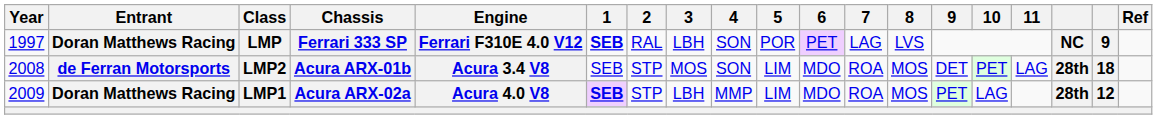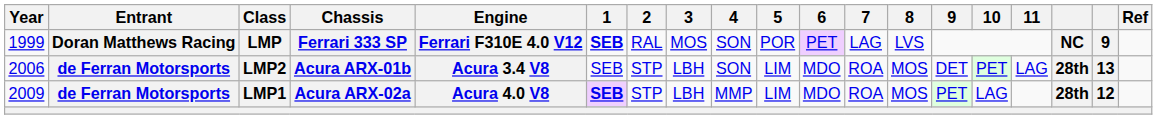(26, 42) 1997 -> (26, 42) 1999
(689, 42) LBH -> (689, 42) MOS
(26, 68) 2008 -> (26, 68) 2006
(689, 68) MOS -> (689, 68) LBH
(1105, 68) 18 -> (1105, 68) 13
(144, 93) Doran Matthews Racing -> (144, 93) de Ferran Motorsports
